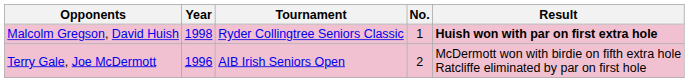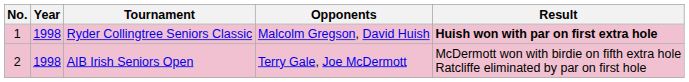columns swapped: (420, 14) <-> (93, 14)
(199, 61) 1996 -> (47, 61) 1998
